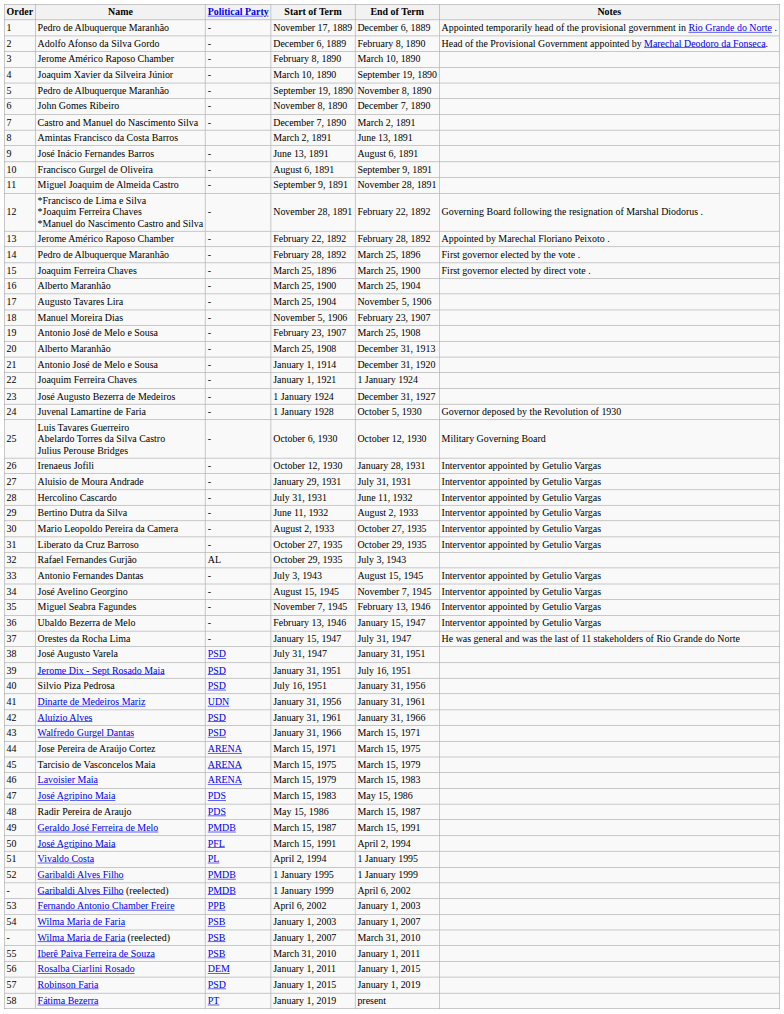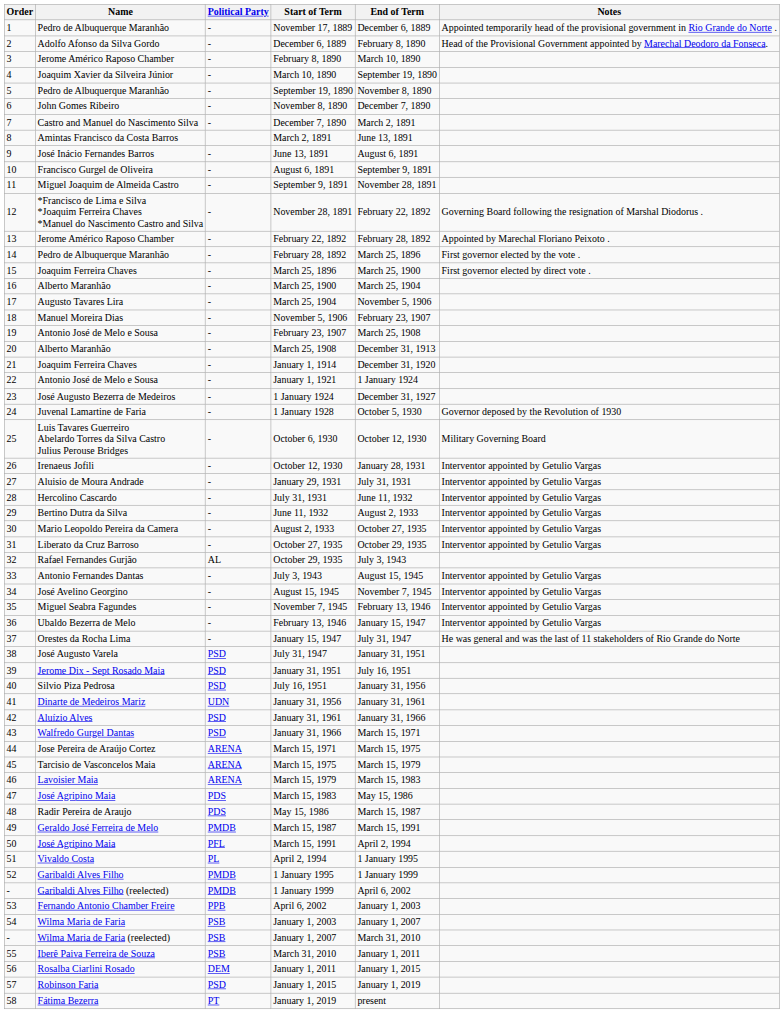(98, 365) Antonio José de Melo e Sousa -> (87, 365) Joaquim Ferreira Chaves
(87, 380) Joaquim Ferreira Chaves -> (98, 380) Antonio José de Melo e Sousa
